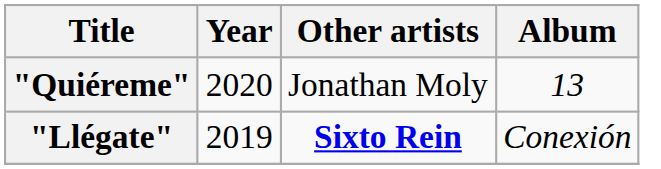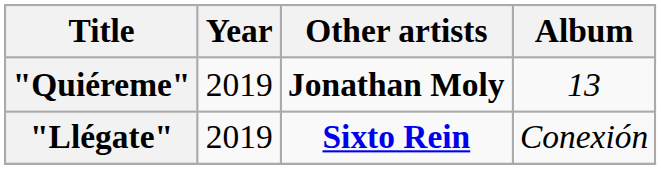(239, 84) 2020 -> (239, 84) 2019
(388, 84) normal -> (396, 84) bold
